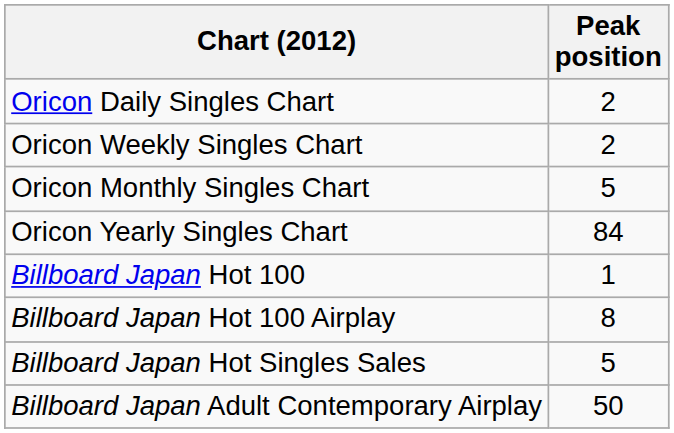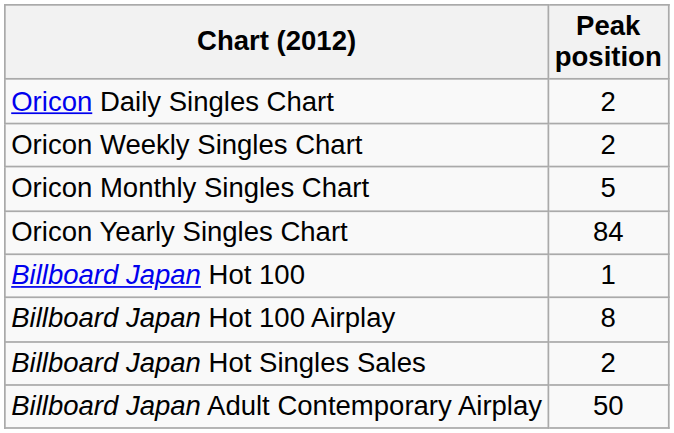(608, 362) 5 -> (608, 362) 2
